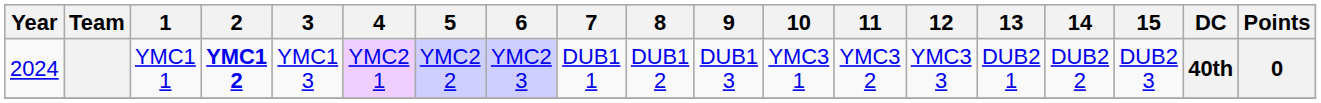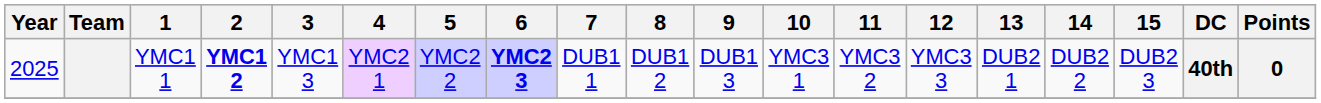(34, 68) 2024 -> (34, 68) 2025
(521, 68) normal -> (521, 68) bold
